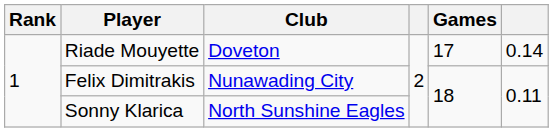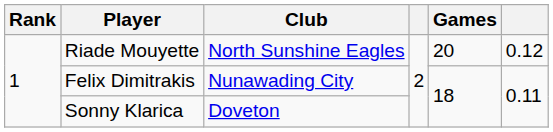(244, 50) Doveton -> (306, 50) North Sunshine Eagles
(444, 50) 17 -> (444, 50) 20
(525, 50) 0.14 -> (525, 50) 0.12
(306, 111) North Sunshine Eagles -> (244, 111) Doveton
